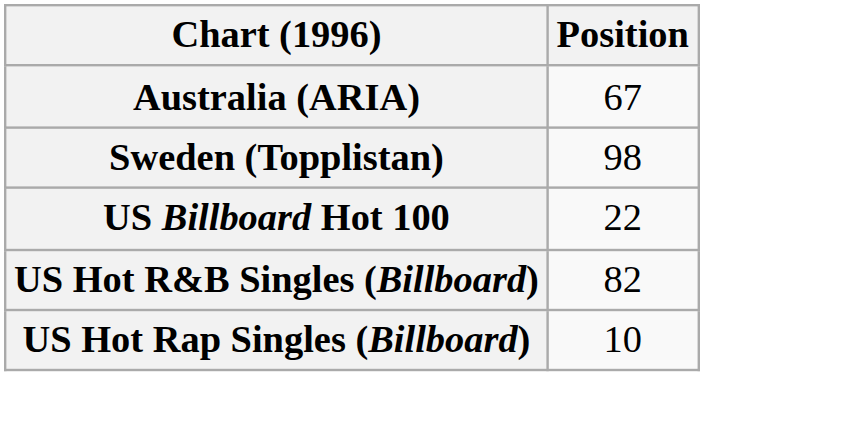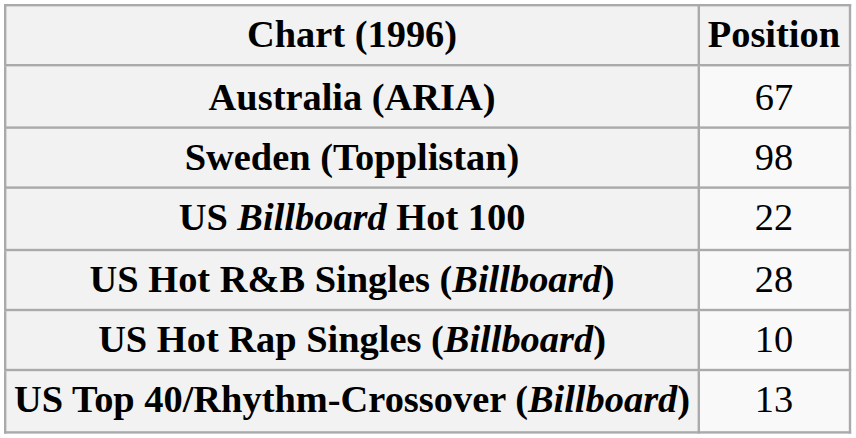(623, 278) 82 -> (774, 278) 28
+ row: (352, 400)
